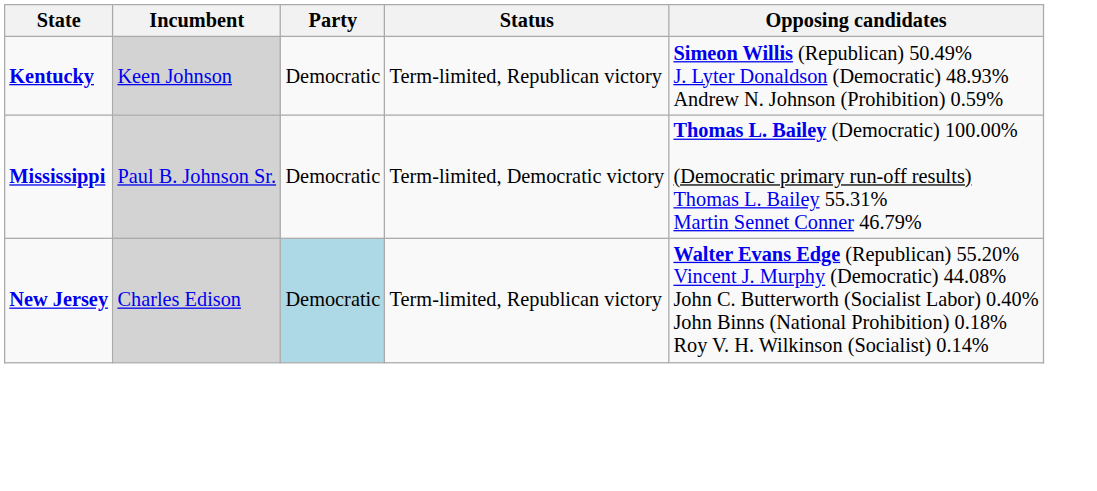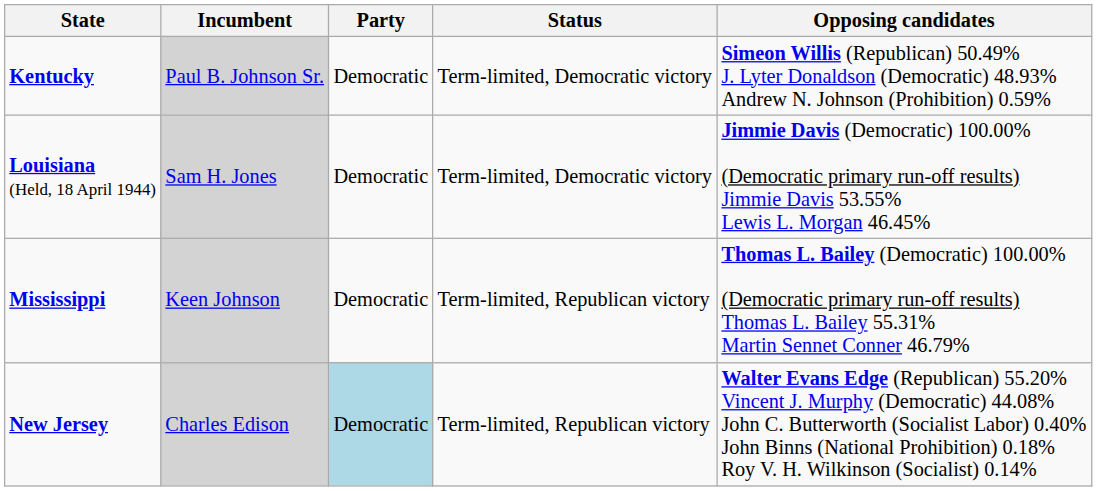(175, 75) Keen Johnson -> (245, 75) Paul B. Johnson Sr.
(526, 75) Term-limited, Republican victory -> (575, 75) Term-limited, Democratic victory
+ row: (83, 176)
(197, 176) Paul B. Johnson Sr. -> (223, 300) Keen Johnson
(527, 176) Term-limited, Democratic victory -> (574, 300) Term-limited, Republican victory
